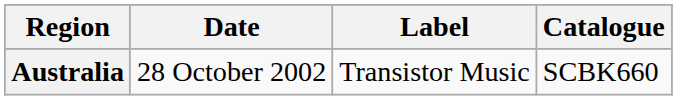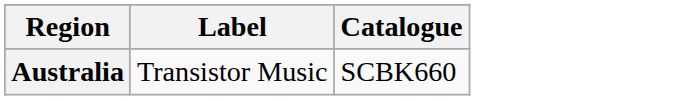- column: (232, 26)
